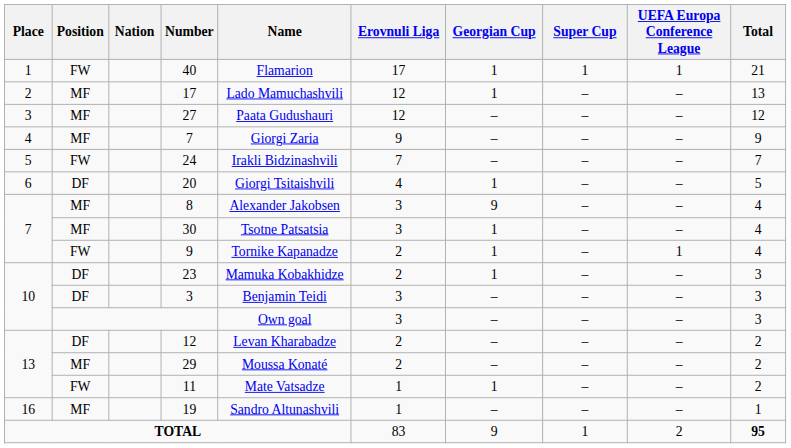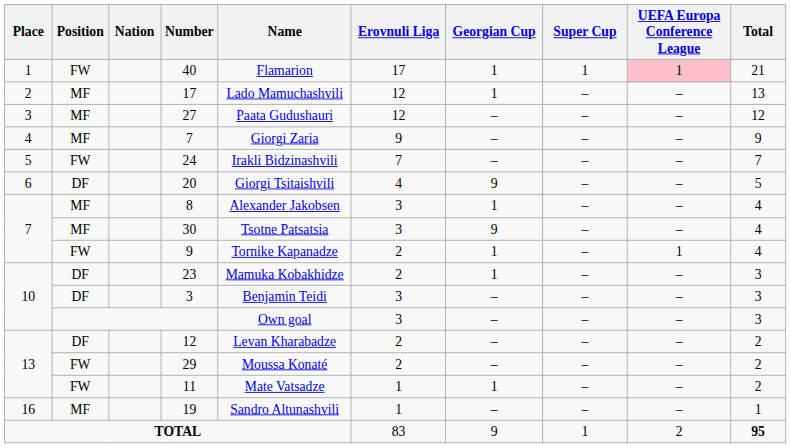(679, 70) no background -> (679, 70) pink background
(494, 183) 1 -> (494, 183) 9
(494, 206) 9 -> (494, 206) 1
(494, 228) 1 -> (494, 228) 9
(80, 364) MF -> (80, 364) FW
